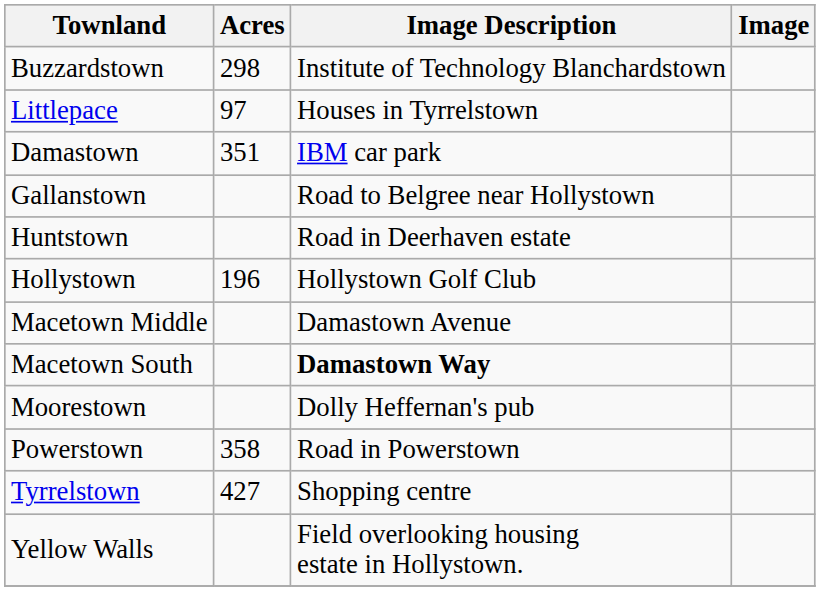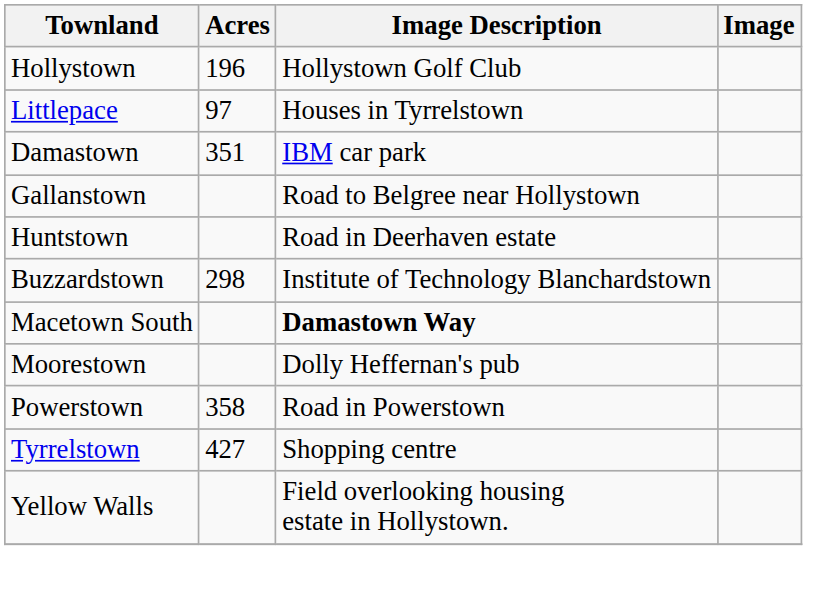rows swapped: (87, 68) <-> (73, 279)
- row: (109, 322)
